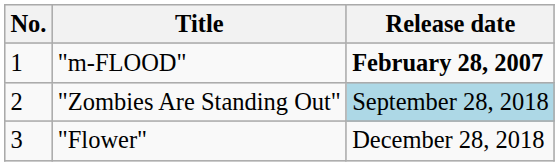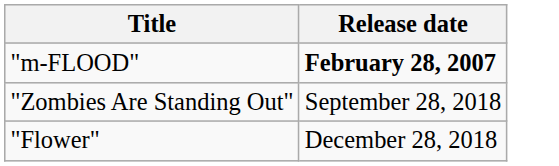- column: (28, 23)
(450, 101) lightblue background -> (403, 101) no background
